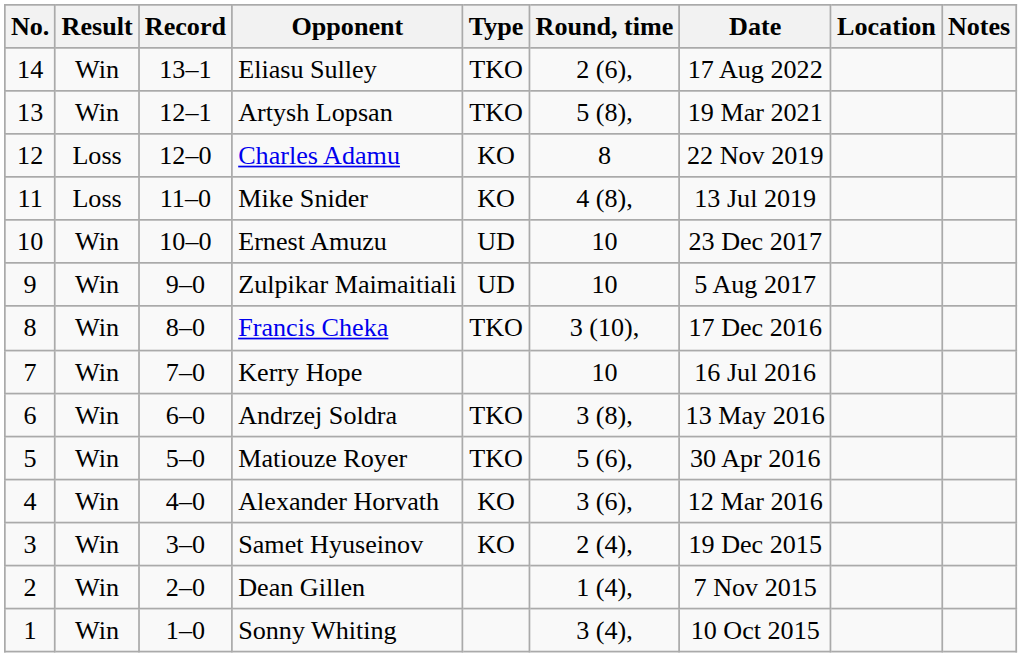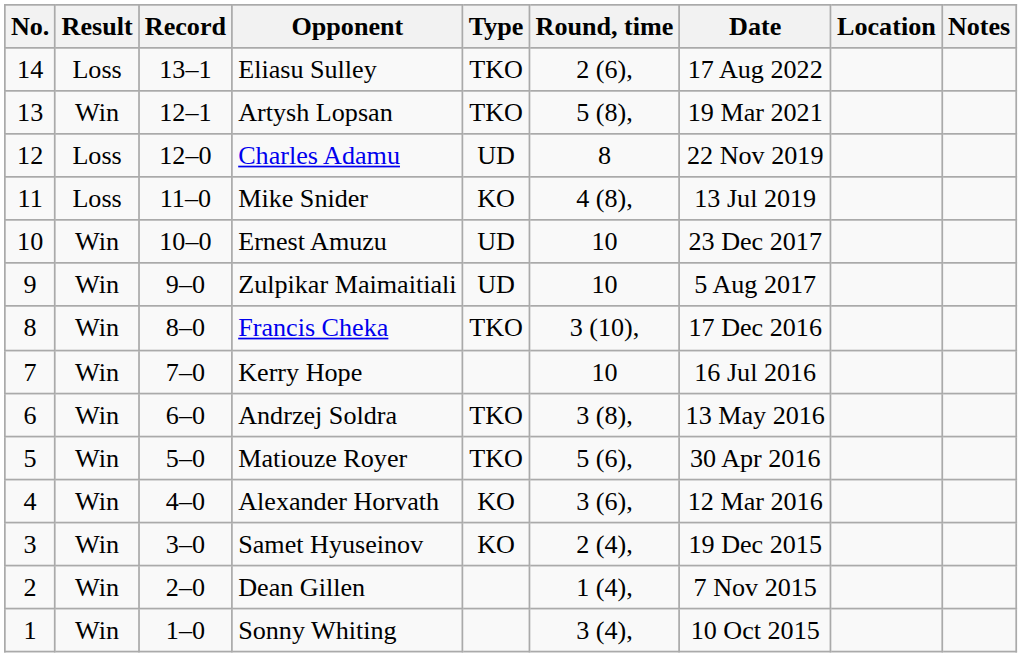(97, 69) Win -> (97, 69) Loss
(496, 155) KO -> (496, 155) UD
